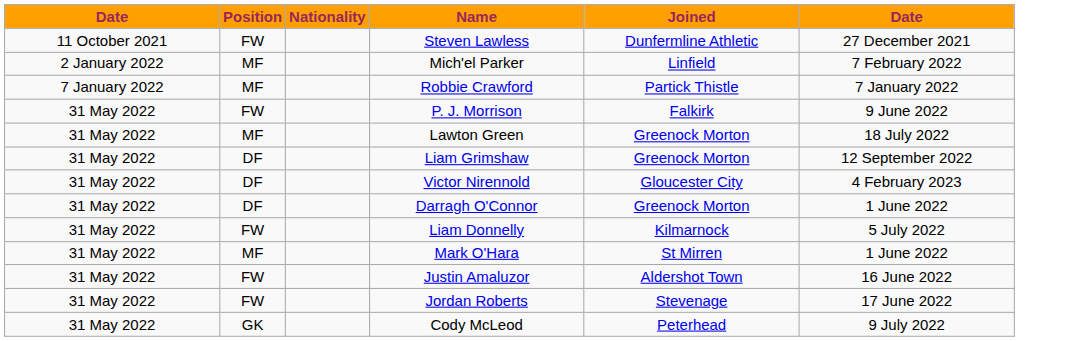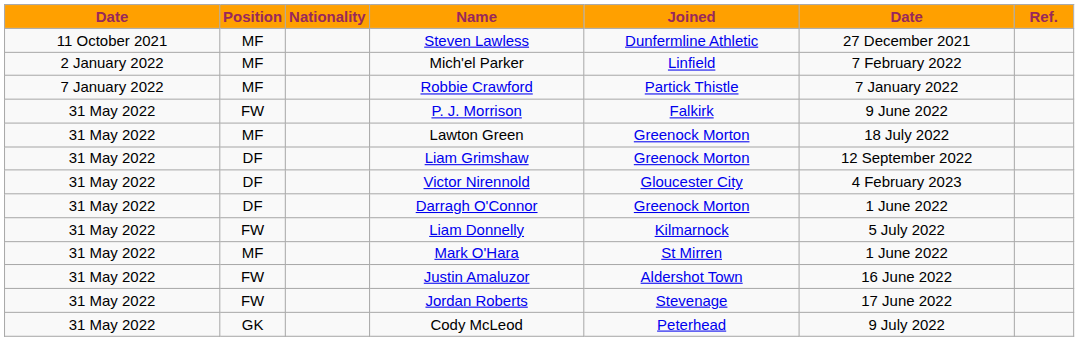+ column: (1044, 17)
(253, 40) FW -> (253, 40) MF
